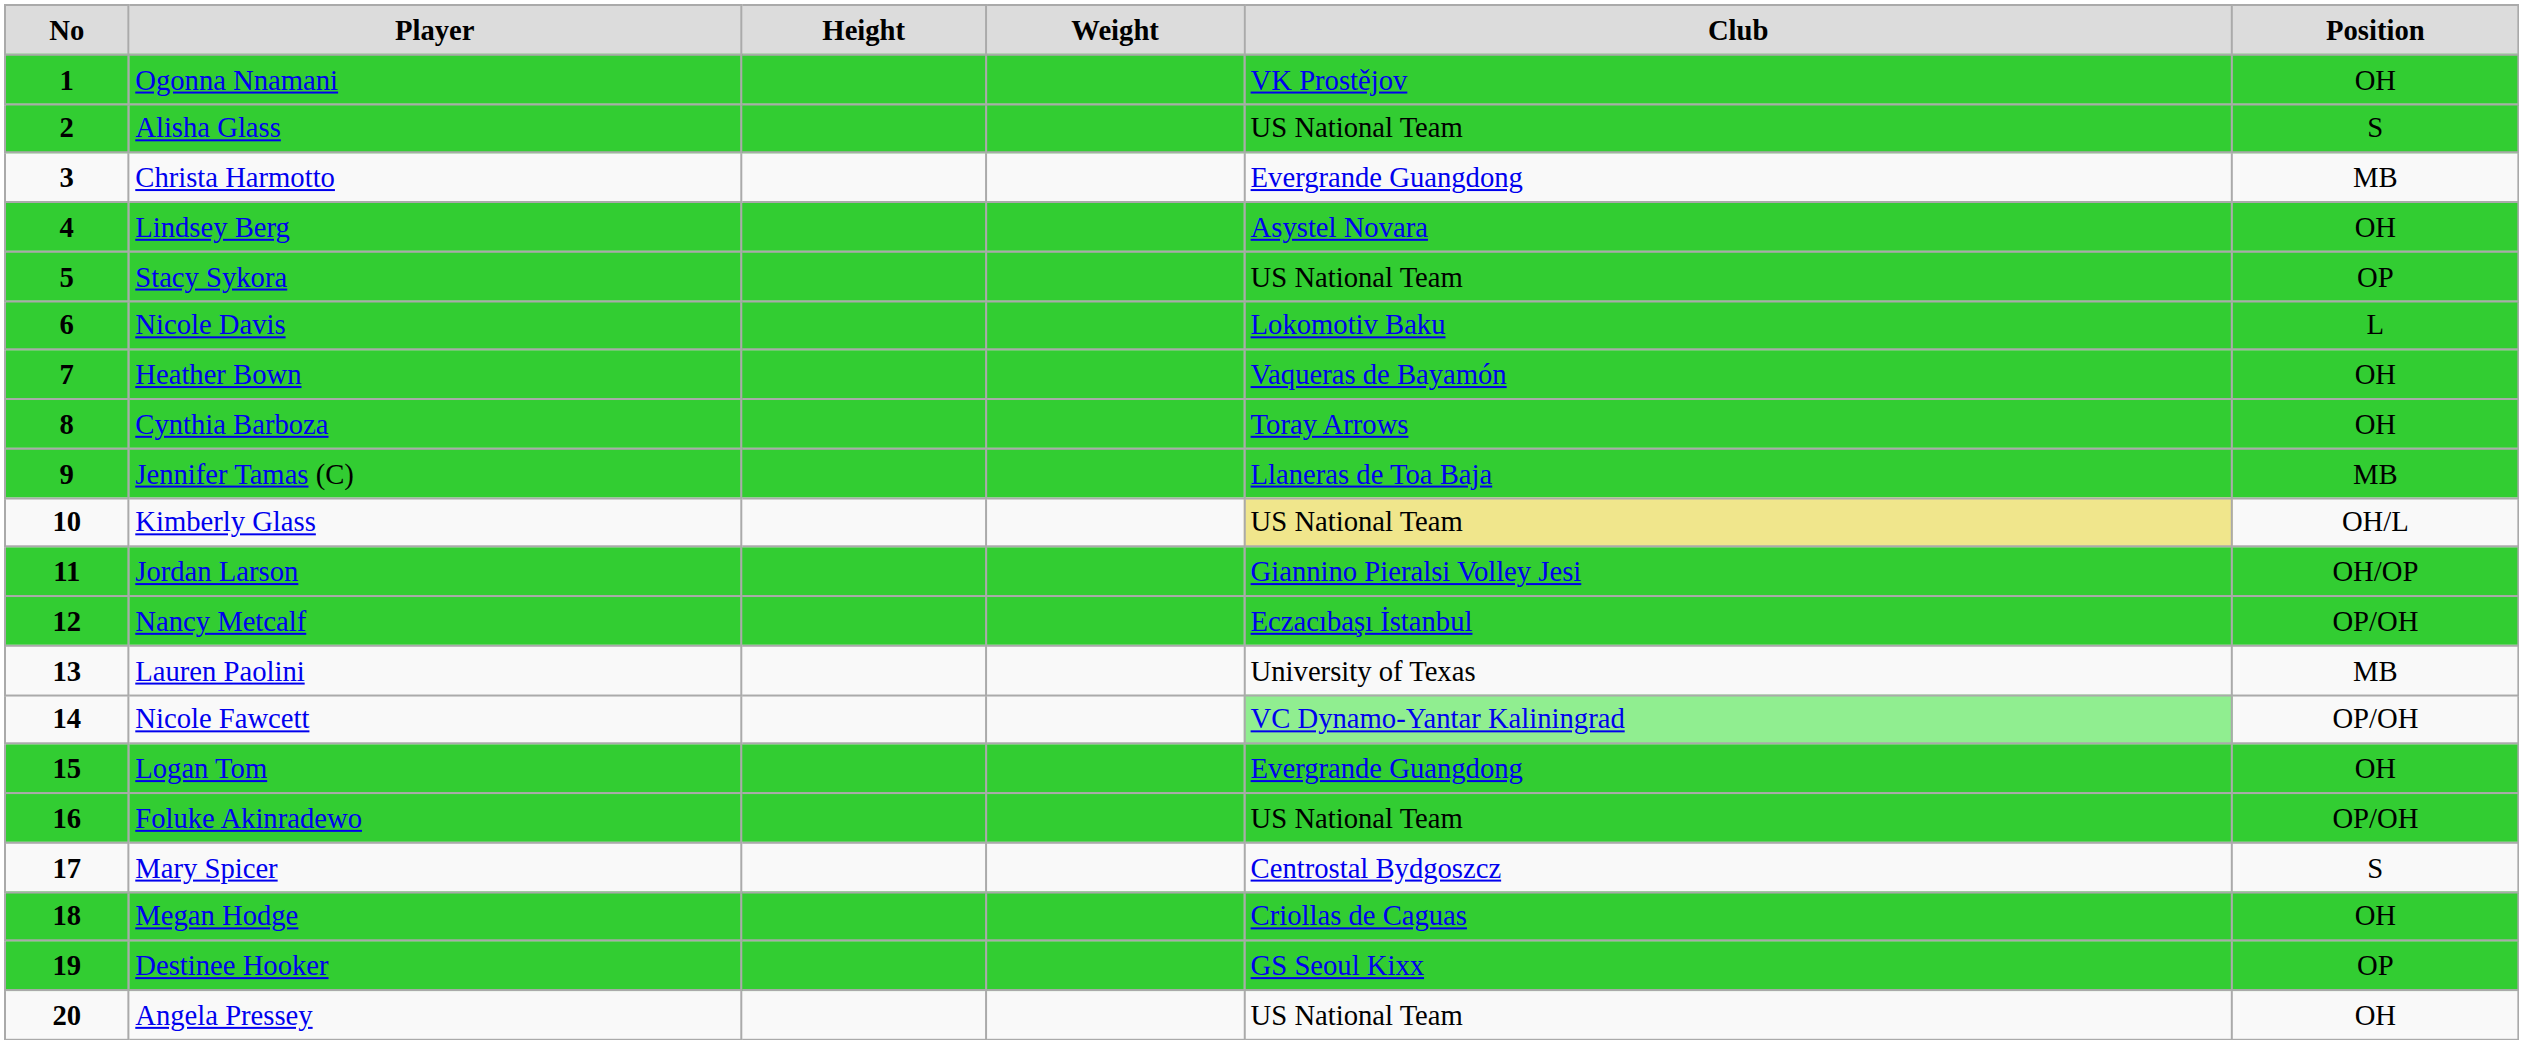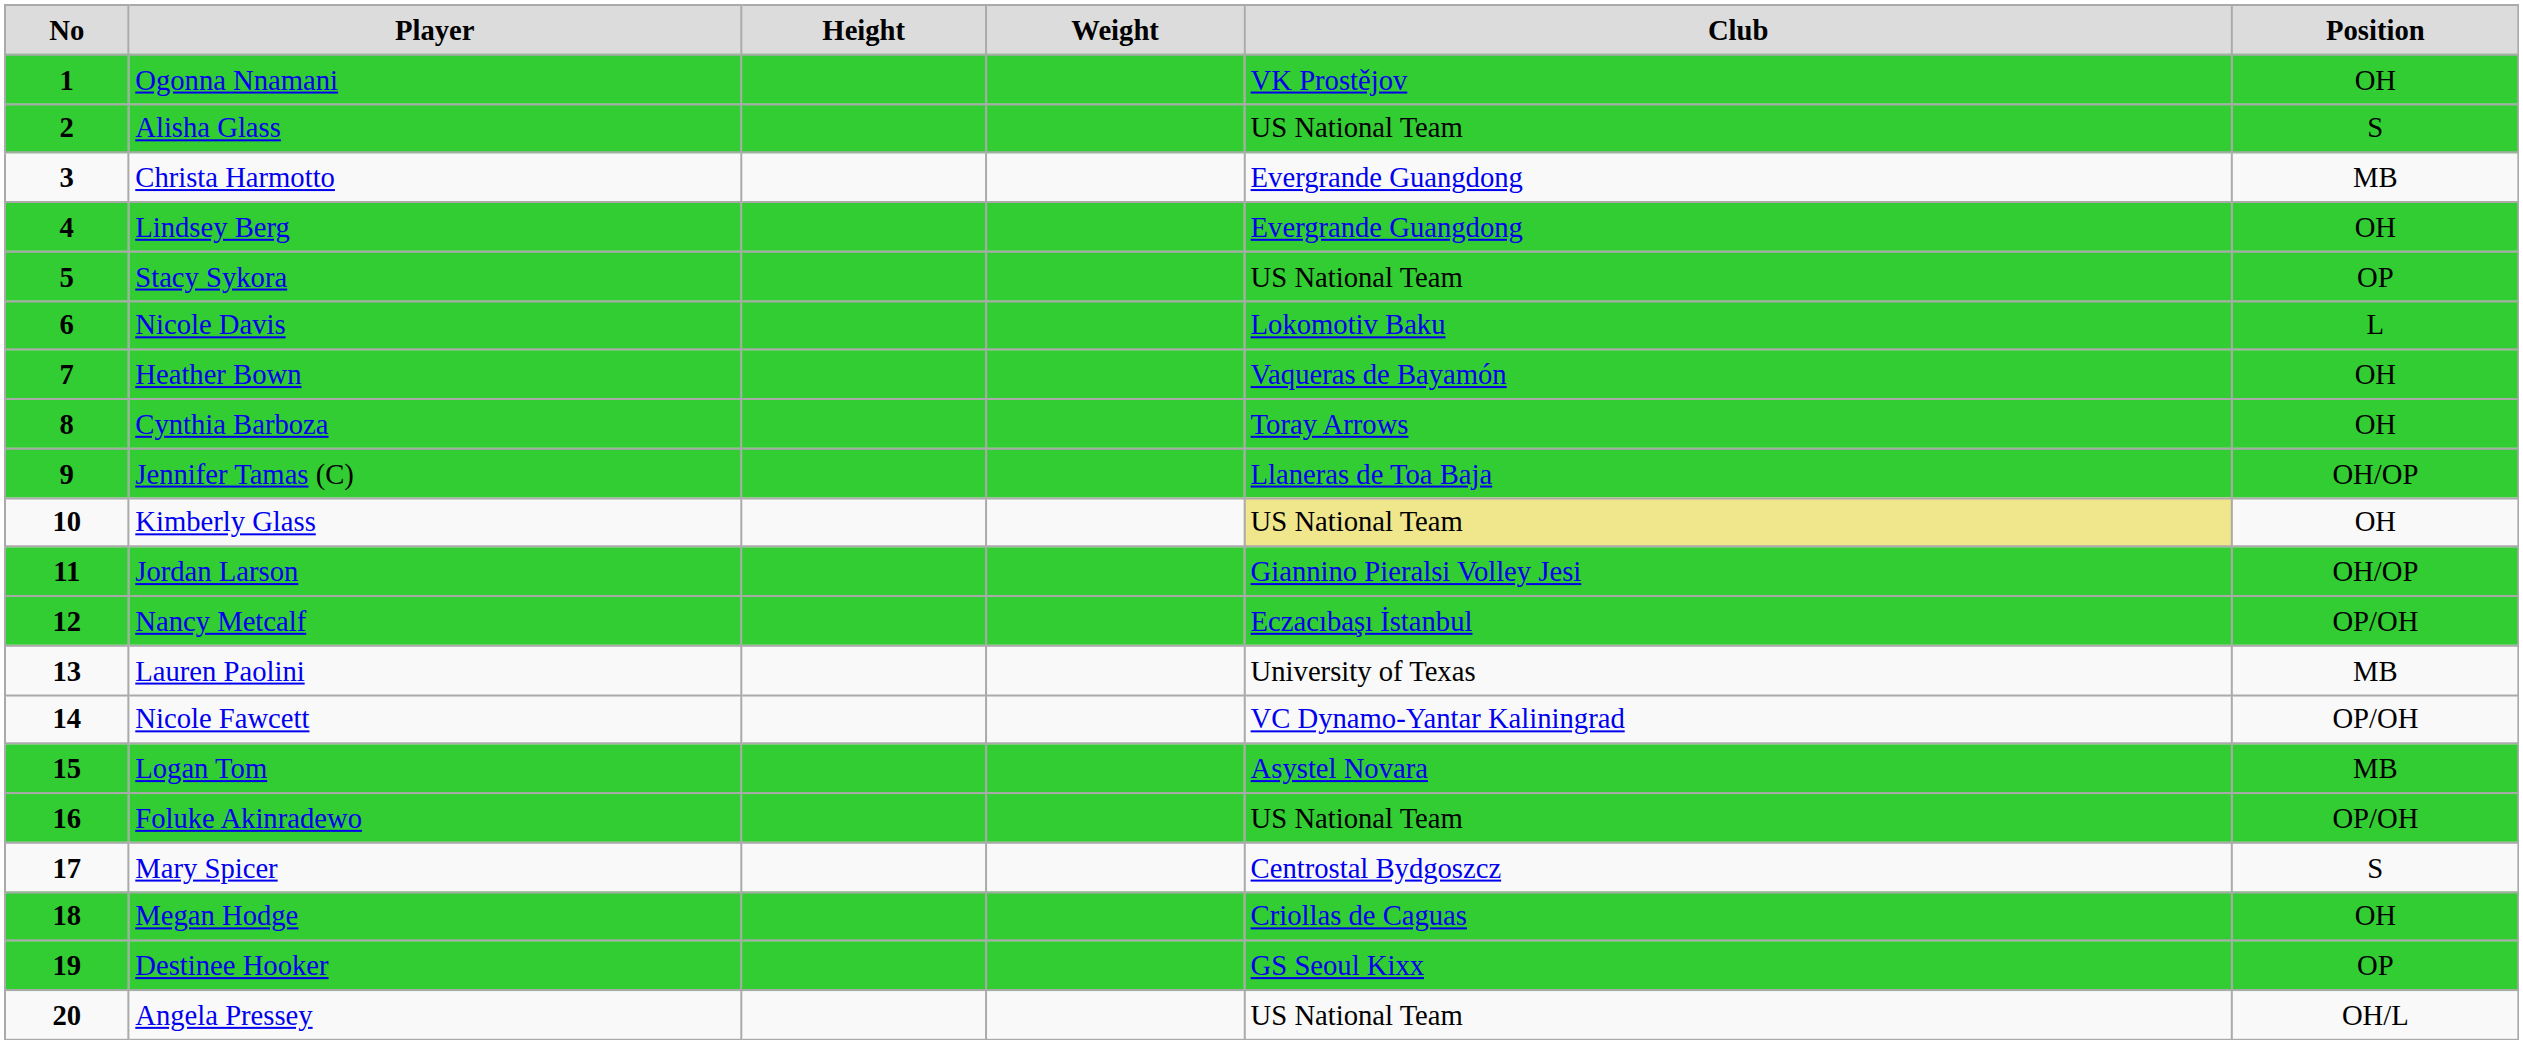(1339, 227) Asystel Novara -> (1387, 227) Evergrande Guangdong
(2375, 473) MB -> (2375, 473) OH/OP
(2375, 522) OH/L -> (2375, 522) OH
(1438, 719) lightgreen background -> (1438, 719) no background
(1387, 768) Evergrande Guangdong -> (1339, 768) Asystel Novara
(2375, 768) OH -> (2375, 768) MB
(2375, 1015) OH -> (2375, 1015) OH/L
